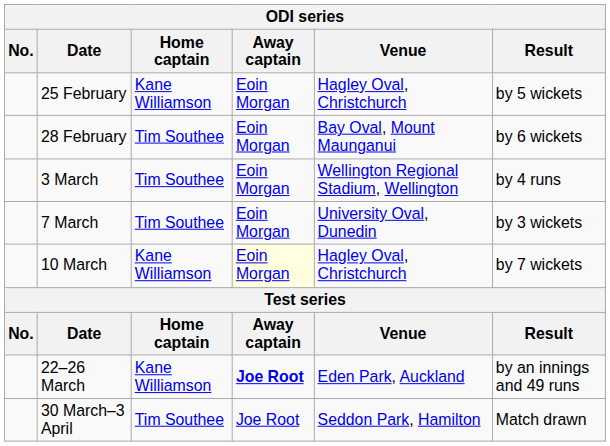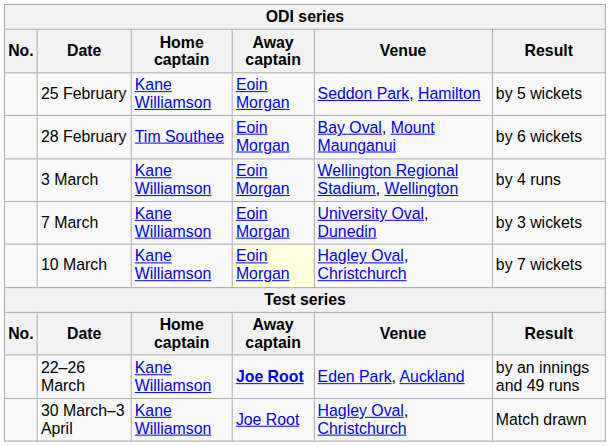(363, 94) Hagley Oval, Christchurch -> (399, 94) Seddon Park, Hamilton
(179, 179) Tim Southee -> (173, 179) Kane Williamson
(179, 222) Tim Southee -> (173, 222) Kane Williamson
(179, 419) Tim Southee -> (173, 419) Kane Williamson
(399, 419) Seddon Park, Hamilton -> (363, 419) Hagley Oval, Christchurch
